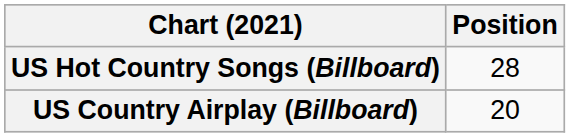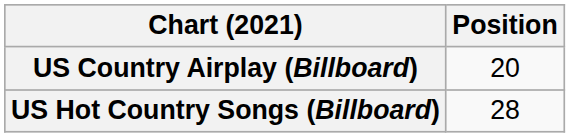rows swapped: (225, 110) <-> (225, 68)
